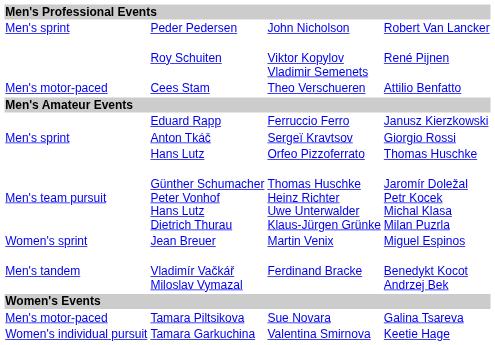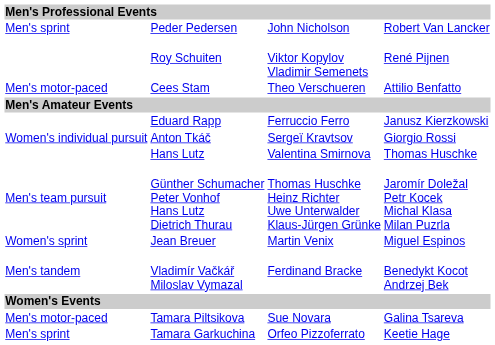(37, 138) Men's sprint -> (76, 138) Women's individual pursuit
(316, 154) Orfeo Pizzoferrato -> (319, 154) Valentina Smirnova
(76, 334) Women's individual pursuit -> (37, 334) Men's sprint
(319, 334) Valentina Smirnova -> (316, 334) Orfeo Pizzoferrato
